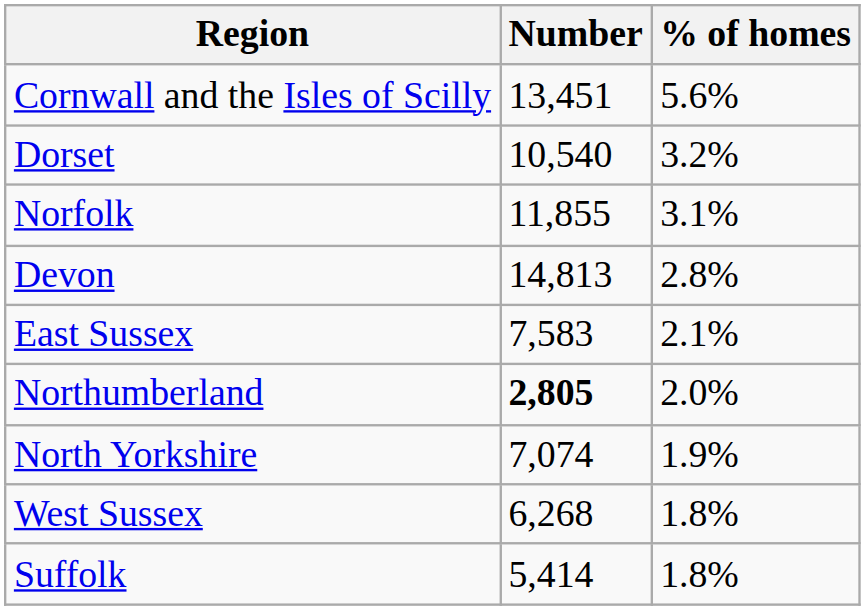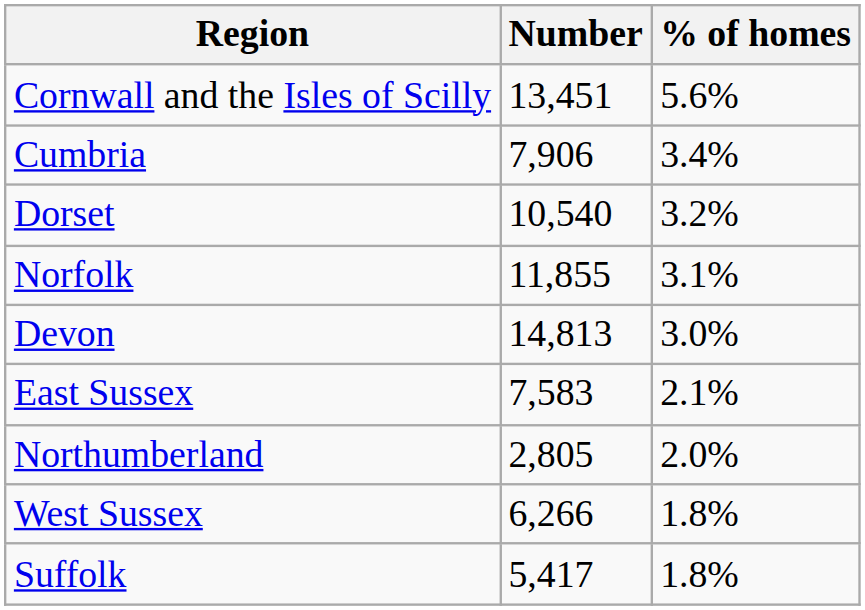+ row: (80, 154)
(699, 273) 2.8% -> (699, 333) 3.0%
(551, 393) bold -> (551, 453) normal
- row: (136, 453)
(551, 513) 6,268 -> (551, 513) 6,266
(551, 573) 5,414 -> (551, 573) 5,417
